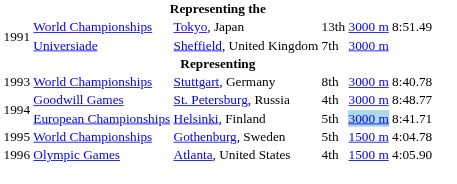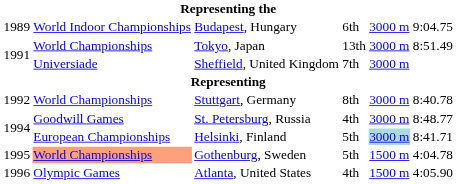+ row: (245, 27)
(17, 82) 1993 -> (17, 100) 1992
(93, 136) no background -> (93, 155) lightsalmon background
